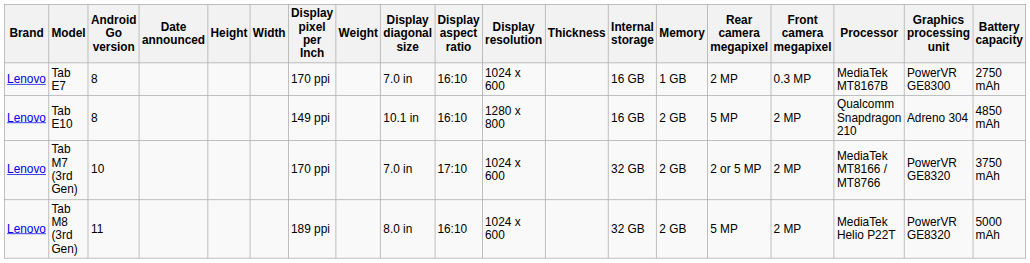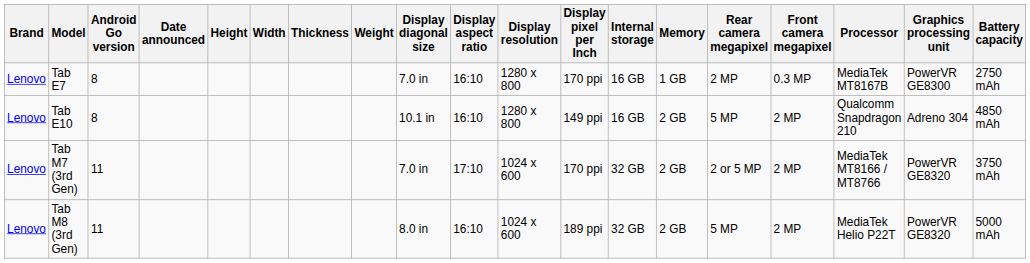columns swapped: (577, 33) <-> (312, 33)
(503, 79) 1024 x 600 -> (519, 79) 1280 x 800
(98, 170) 10 -> (97, 170) 11
